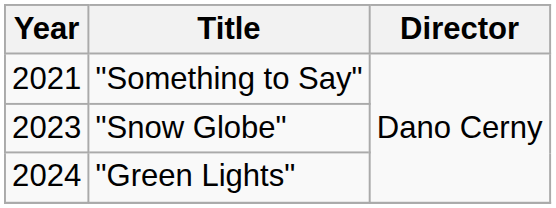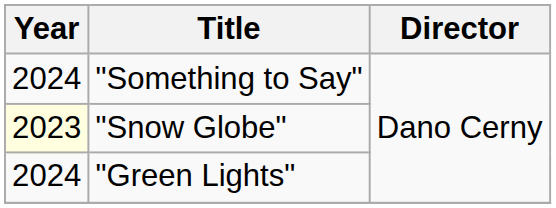(47, 78) 2021 -> (47, 78) 2024
(47, 127) no background -> (47, 127) lightyellow background
